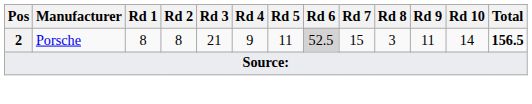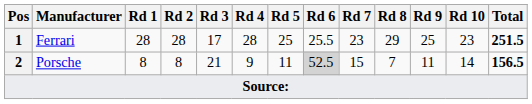+ row: (55, 40)
(392, 40) 3 -> (392, 63) 7
